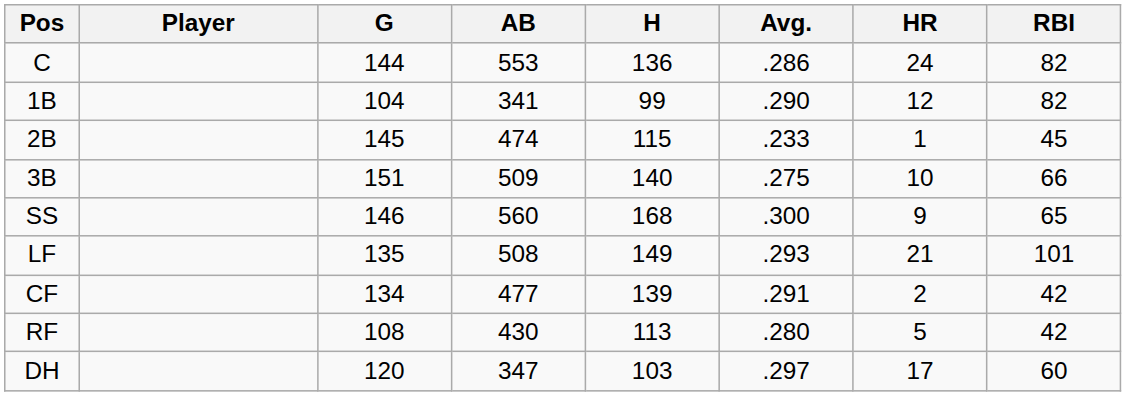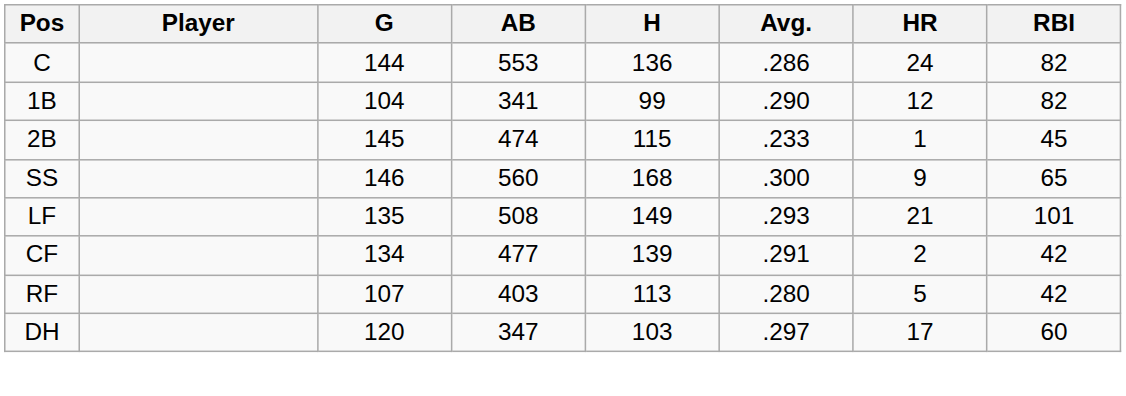- row: (42, 178)
(384, 332) 108 -> (384, 293) 107
(518, 332) 430 -> (518, 293) 403
